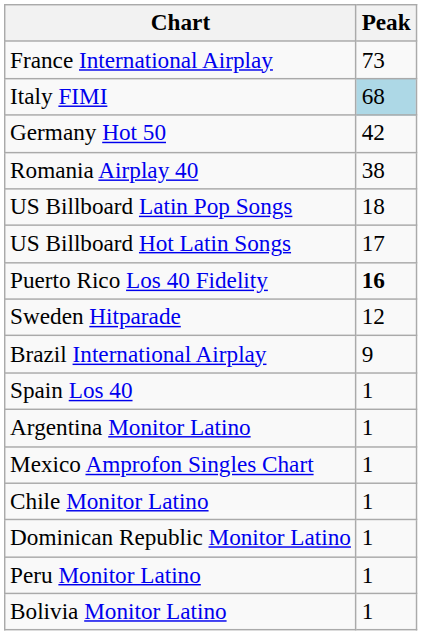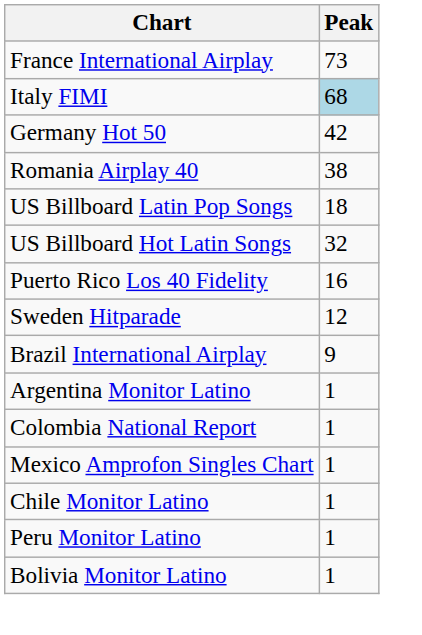(373, 243) 17 -> (336, 243) 32
(373, 280) bold -> (336, 280) normal
- row: (71, 390)
+ row: (133, 427)
- row: (181, 538)
